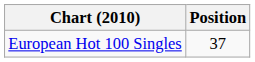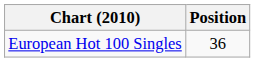(218, 43) 37 -> (218, 43) 36
